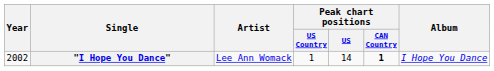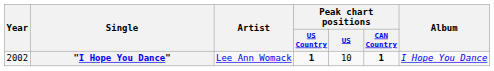(311, 58) normal -> (311, 58) bold
(346, 58) 14 -> (346, 58) 10
